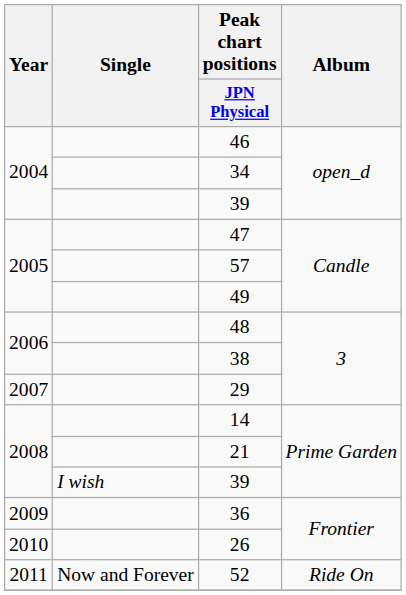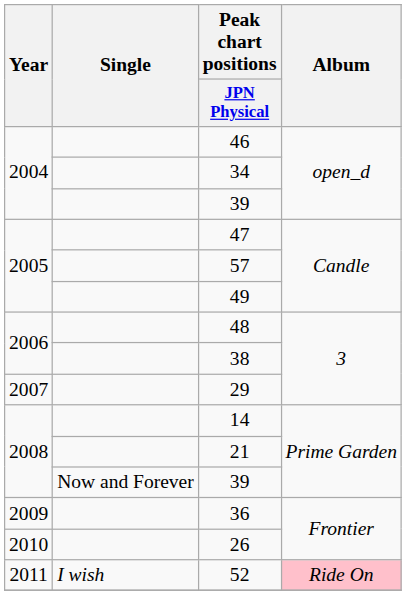(81, 482) I wish -> (125, 482) Now and Forever
(125, 575) Now and Forever -> (81, 575) I wish
(341, 575) no background -> (341, 575) pink background
